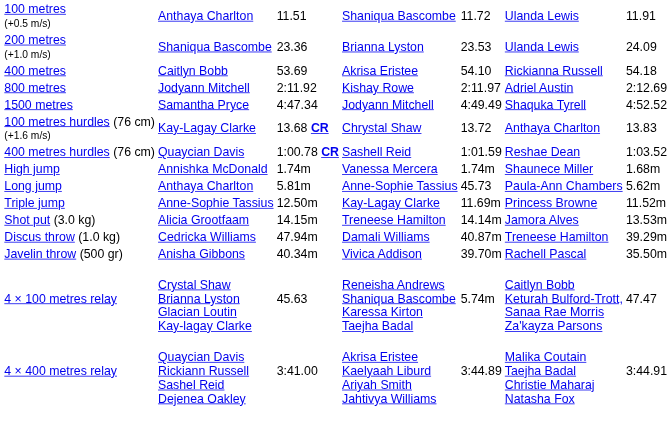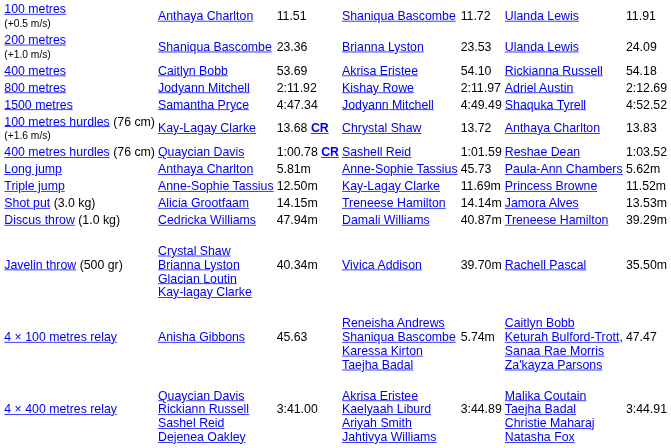- row: (32, 169)
(202, 254) Anisha Gibbons -> (205, 271) Crystal Shaw Brianna Lyston Glacian Loutin Kay-lagay Clarke
(205, 305) Crystal Shaw Brianna Lyston Glacian Loutin Kay-lagay Clarke -> (202, 337) Anisha Gibbons
